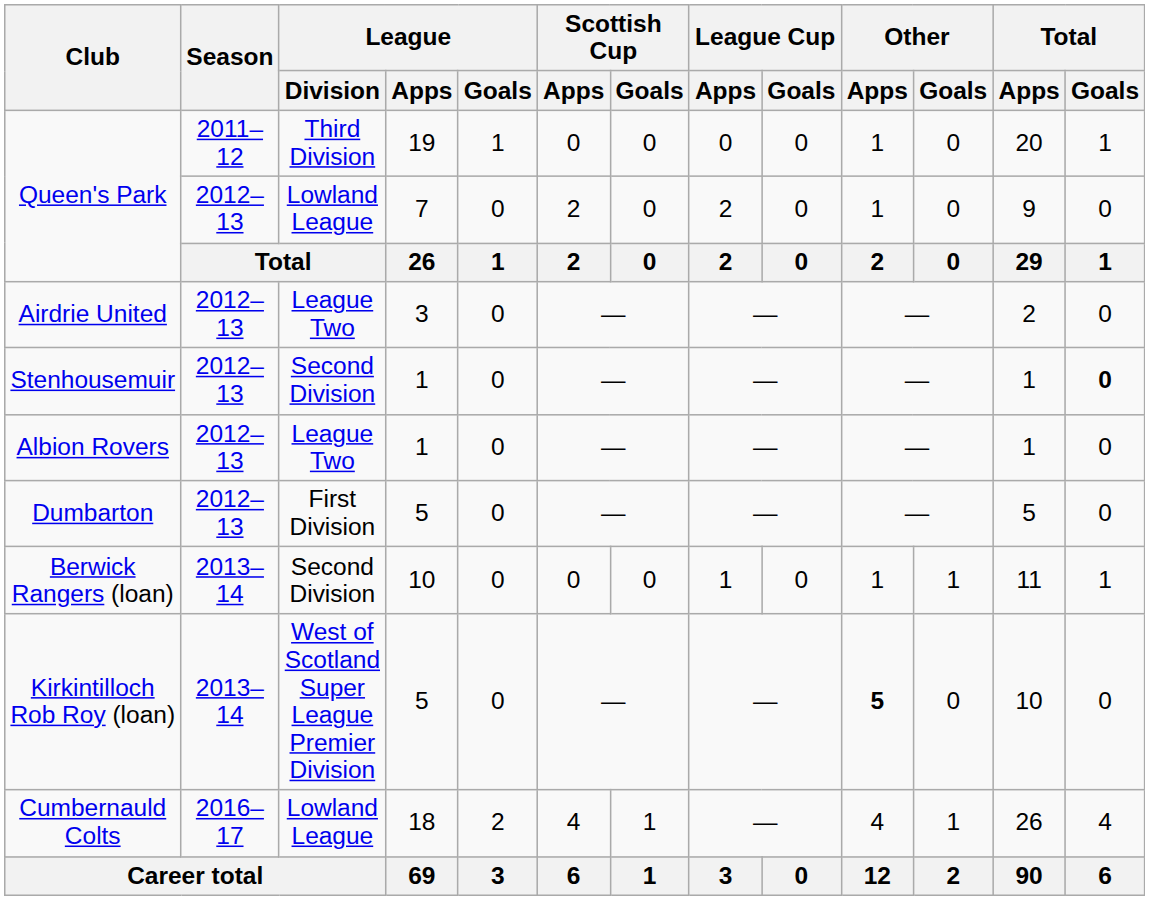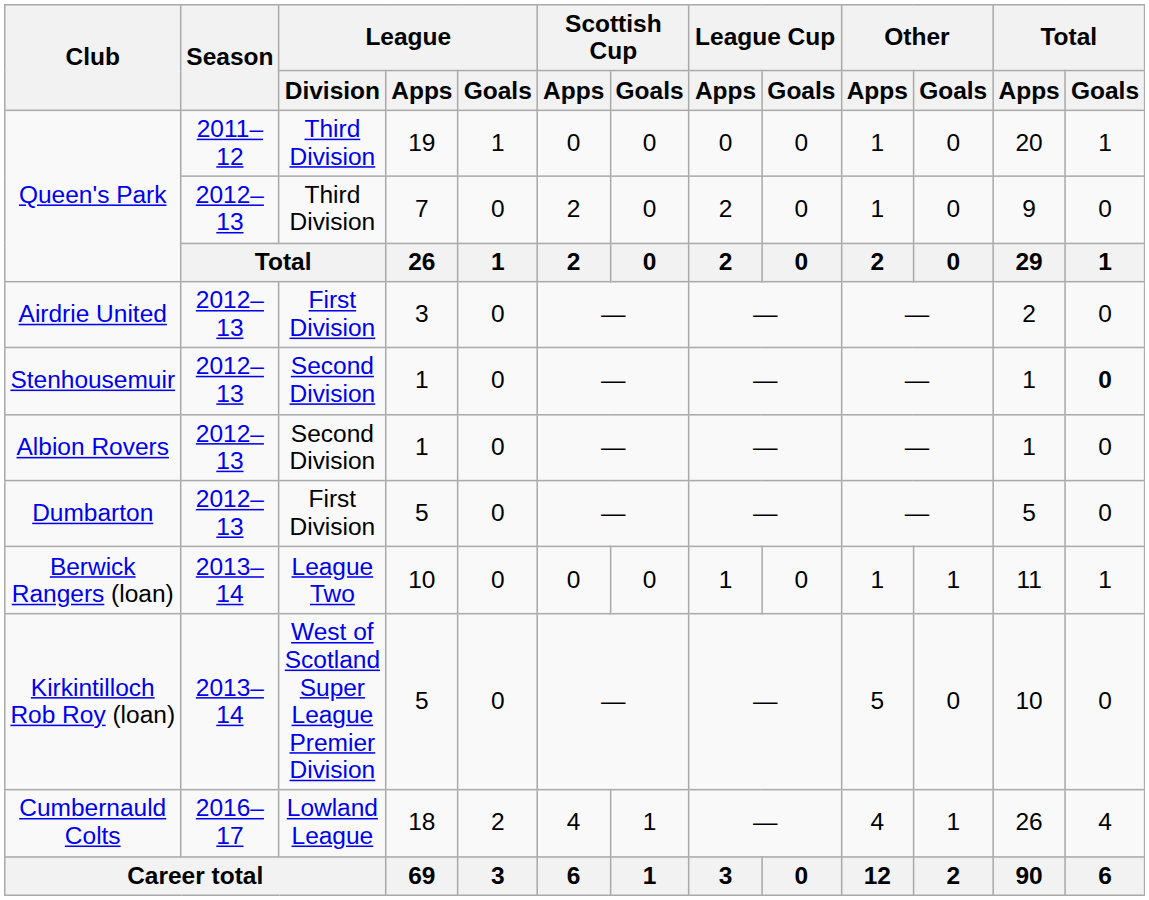(332, 209) Lowland League -> (332, 209) Third Division
(332, 314) League Two -> (332, 314) First Division
(332, 447) League Two -> (332, 447) Second Division
(332, 579) Second Division -> (332, 579) League Two
(877, 701) bold -> (877, 701) normal
